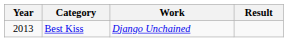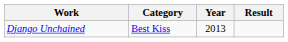columns swapped: (23, 12) <-> (172, 12)
